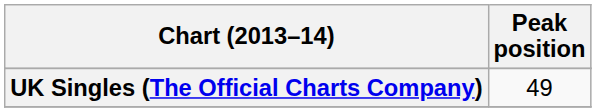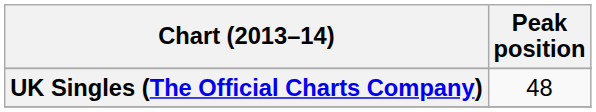(539, 87) 49 -> (539, 87) 48
